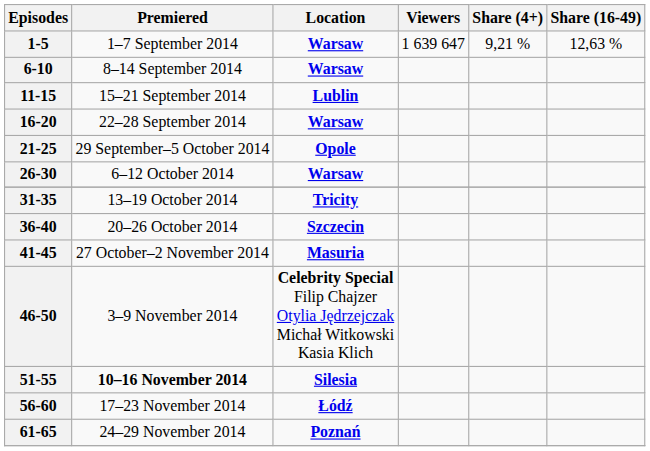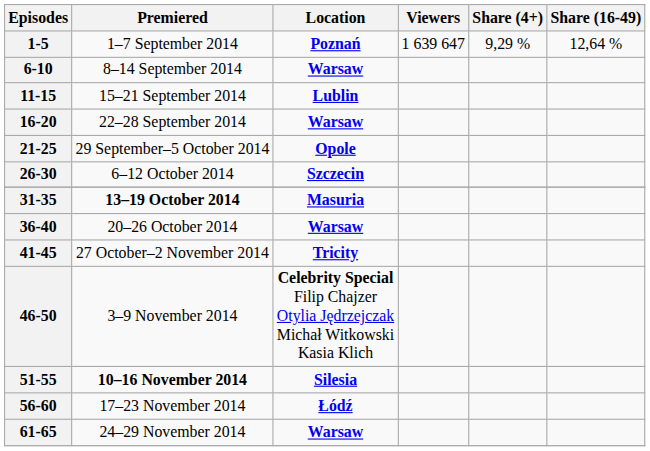(335, 44) Warsaw -> (335, 44) Poznań
(508, 44) 9,21 % -> (508, 44) 9,29 %
(596, 44) 12,63 % -> (596, 44) 12,64 %
(335, 174) Warsaw -> (335, 174) Szczecin
(172, 200) normal -> (172, 200) bold
(335, 200) Tricity -> (335, 200) Masuria
(335, 226) Szczecin -> (335, 226) Warsaw
(335, 253) Masuria -> (335, 253) Tricity
(335, 432) Poznań -> (335, 432) Warsaw
